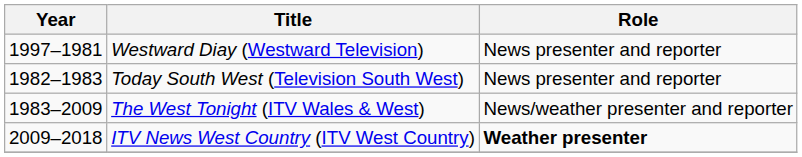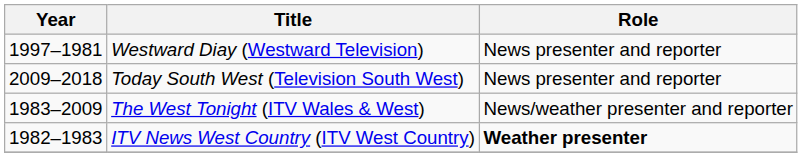(56, 79) 1982–1983 -> (56, 79) 2009–2018
(56, 138) 2009–2018 -> (56, 138) 1982–1983
